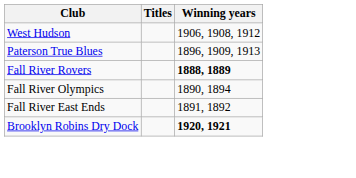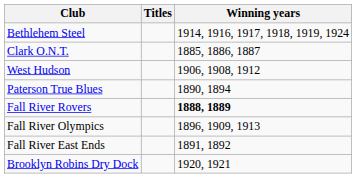+ row: (46, 32)
+ row: (38, 51)
(219, 51) 1896, 1909, 1913 -> (204, 88) 1890, 1894
(204, 88) 1890, 1894 -> (219, 126) 1896, 1909, 1913
(204, 126) bold -> (204, 164) normal
